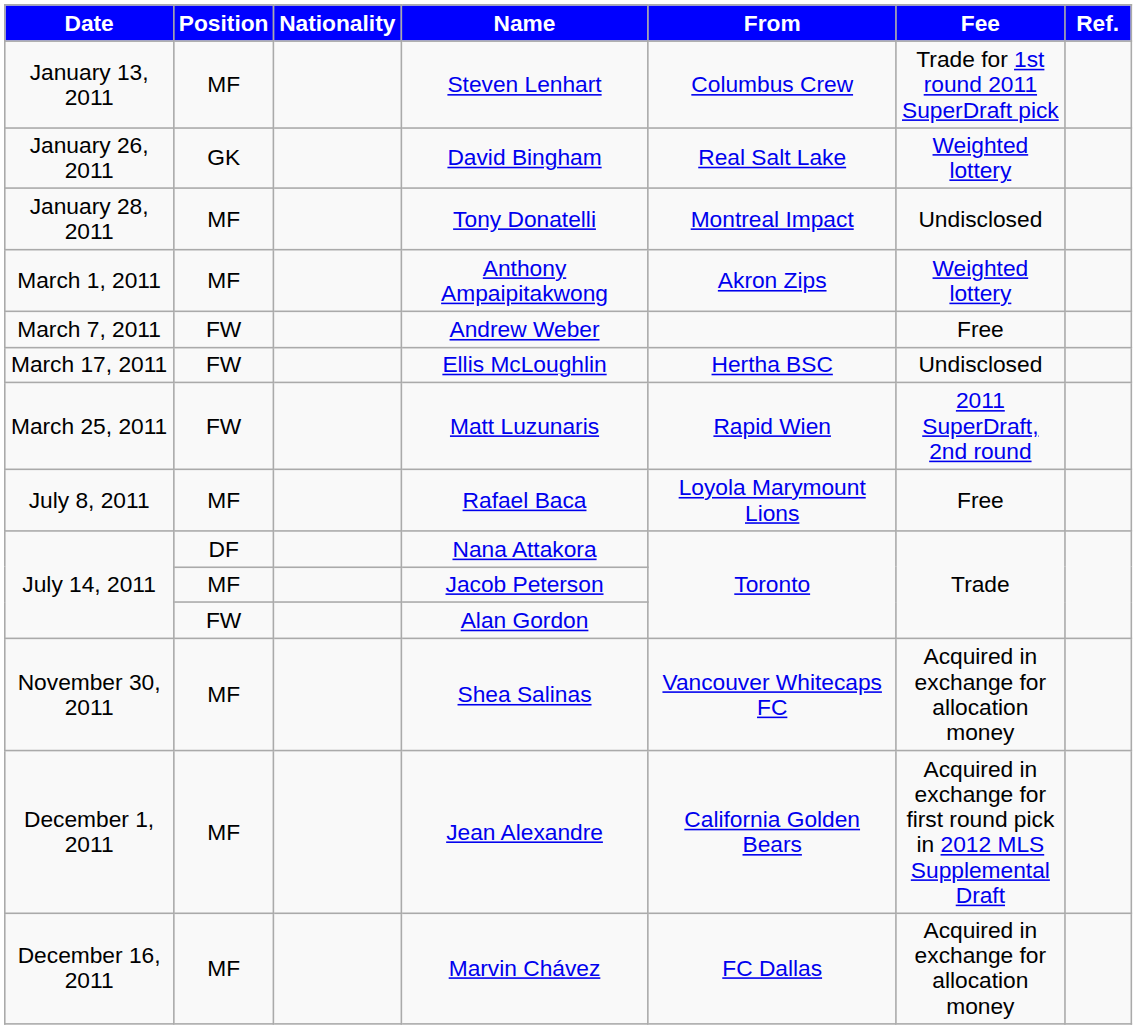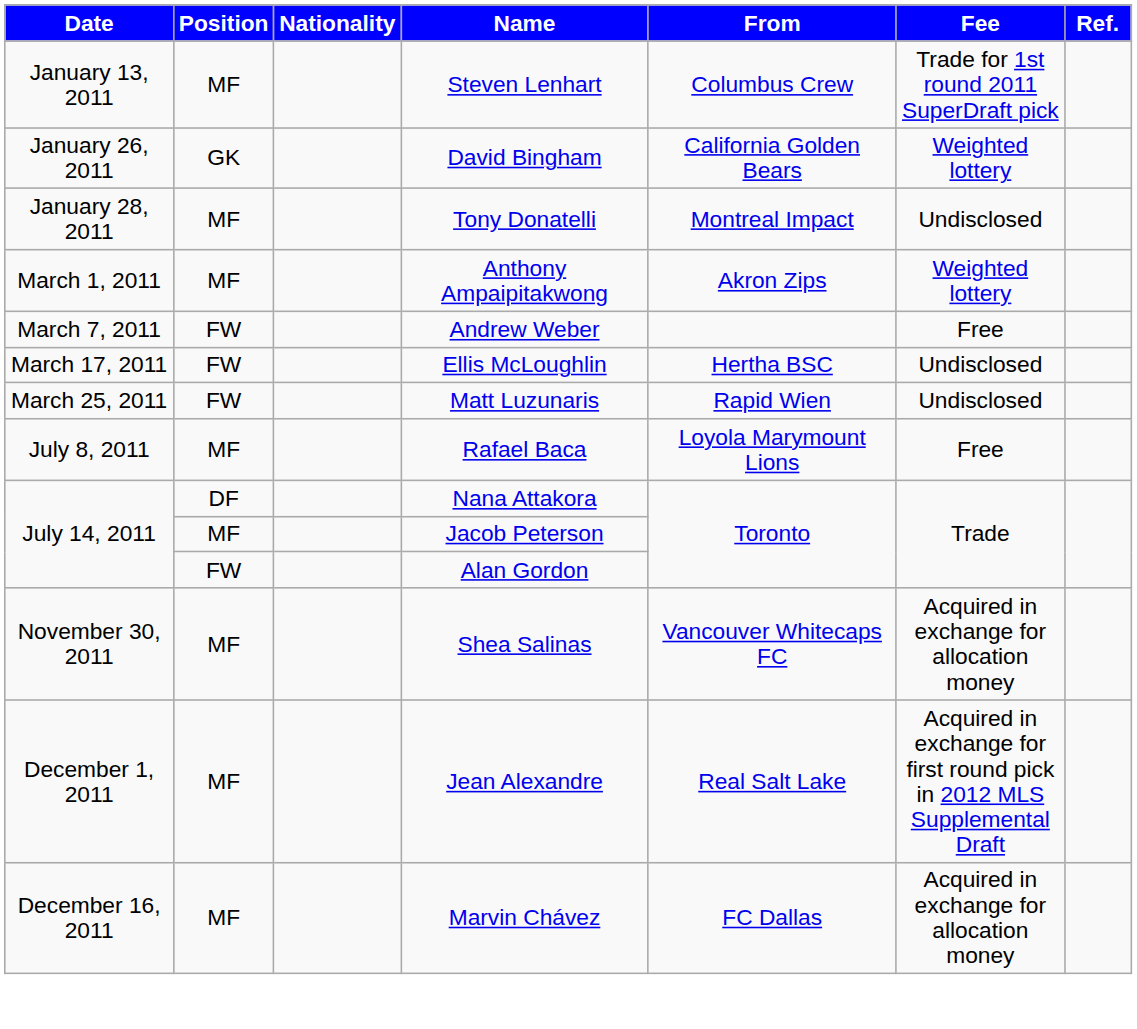(772, 158) Real Salt Lake -> (772, 158) California Golden Bears
(980, 426) 2011 SuperDraft, 2nd round -> (980, 401) Undisclosed
(772, 832) California Golden Bears -> (772, 781) Real Salt Lake
